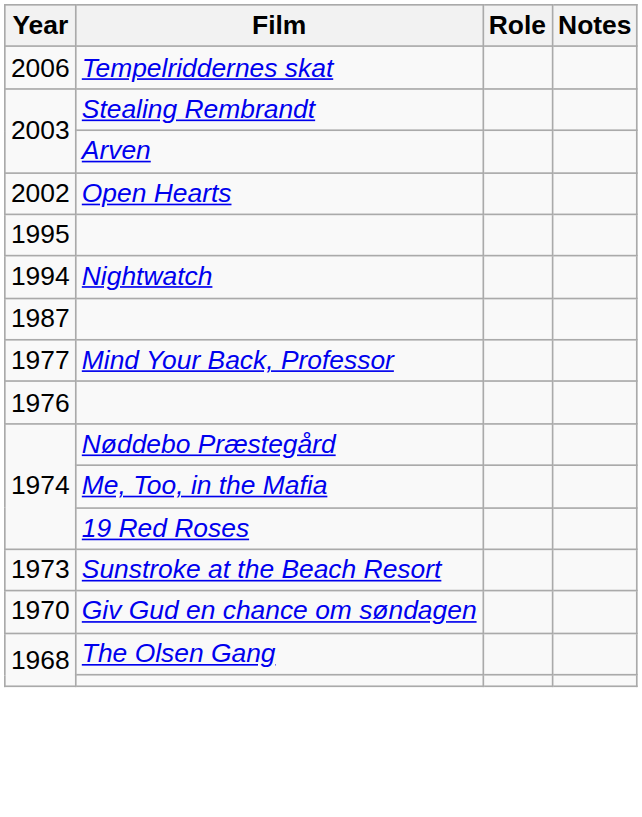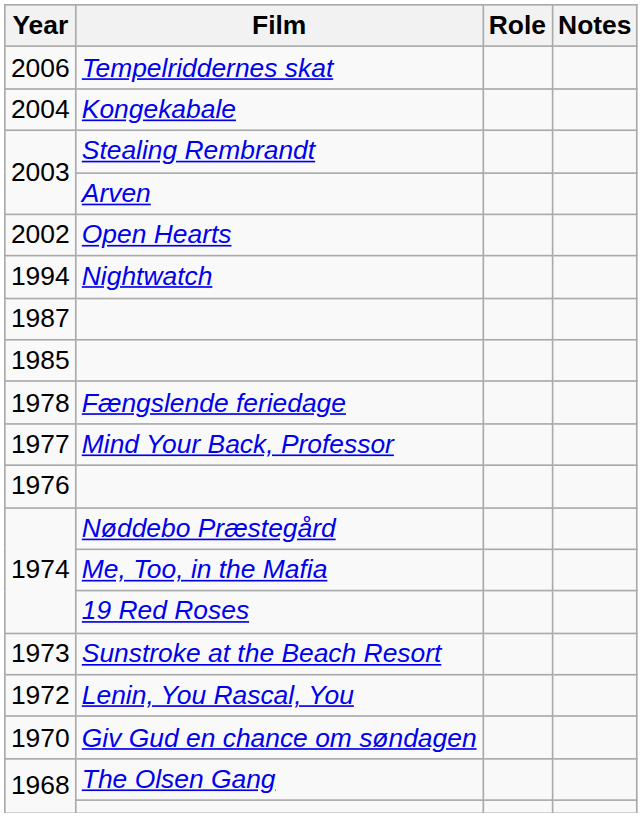+ row: (40, 109)
- row: (40, 234)
+ row: (40, 360)
+ row: (40, 402)
+ row: (40, 695)
